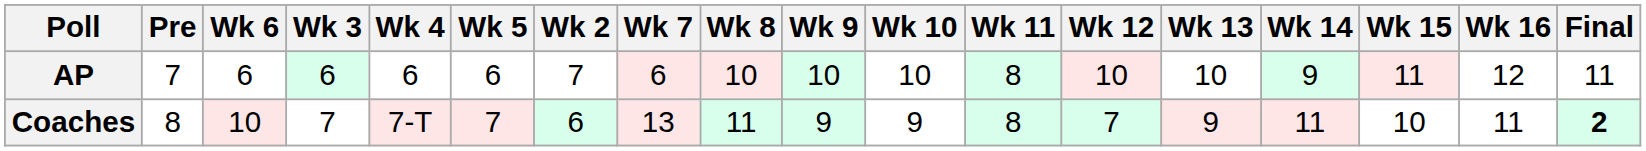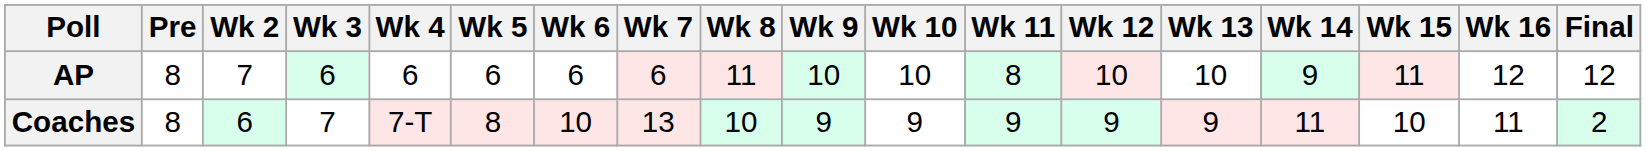columns swapped: (576, 27) <-> (245, 27)
(173, 74) 7 -> (173, 74) 8
(741, 74) 10 -> (741, 74) 11
(1599, 74) 11 -> (1599, 74) 12
(493, 121) 7 -> (493, 121) 8
(741, 121) 11 -> (741, 121) 10
(1013, 121) 8 -> (1013, 121) 9
(1112, 121) 7 -> (1112, 121) 9
(1599, 121) bold -> (1599, 121) normal
